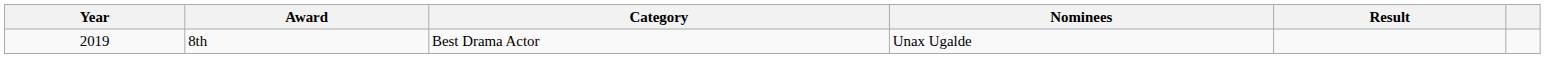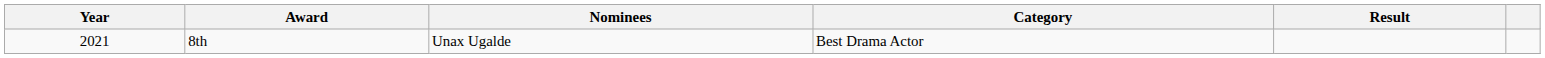columns swapped: (659, 16) <-> (1081, 16)
(95, 41) 2019 -> (95, 41) 2021
